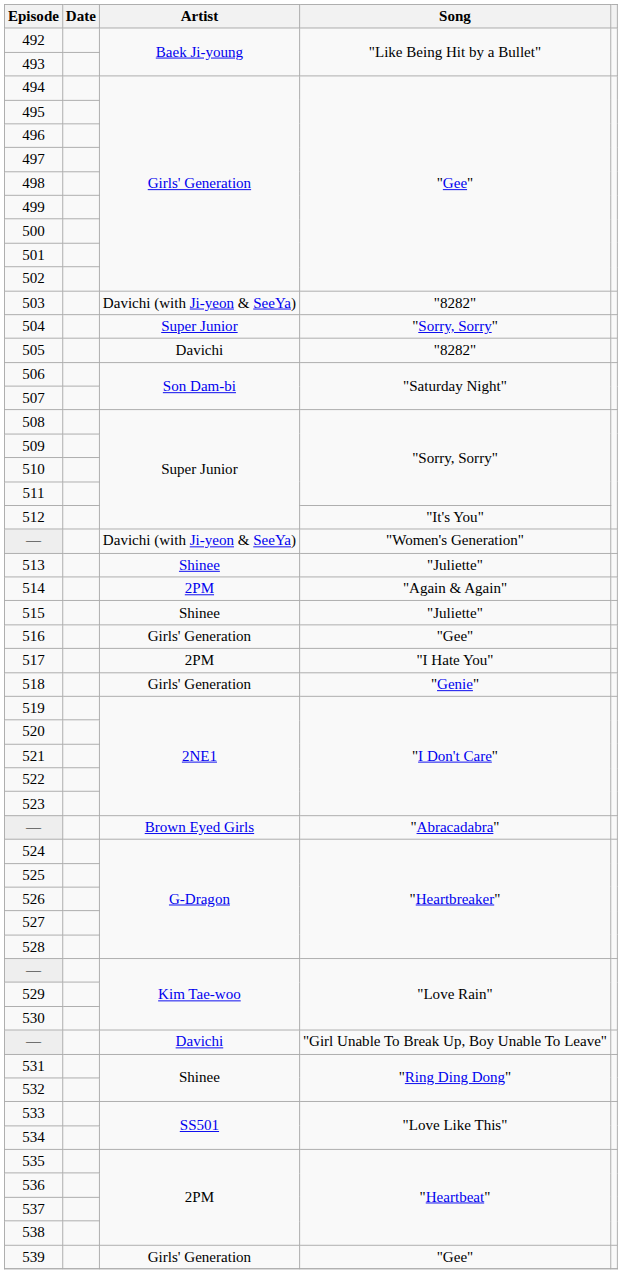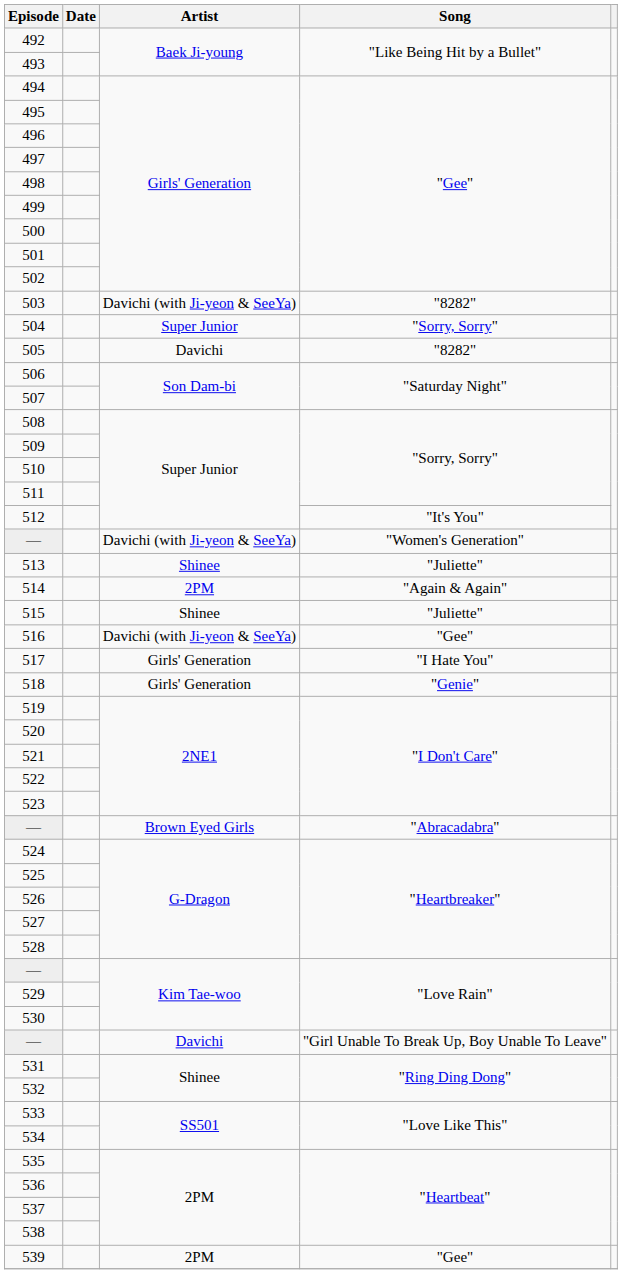(199, 636) Girls' Generation -> (199, 636) Davichi (with Ji-yeon & SeeYa)
(199, 660) 2PM -> (199, 660) Girls' Generation
(199, 1256) Girls' Generation -> (199, 1256) 2PM
